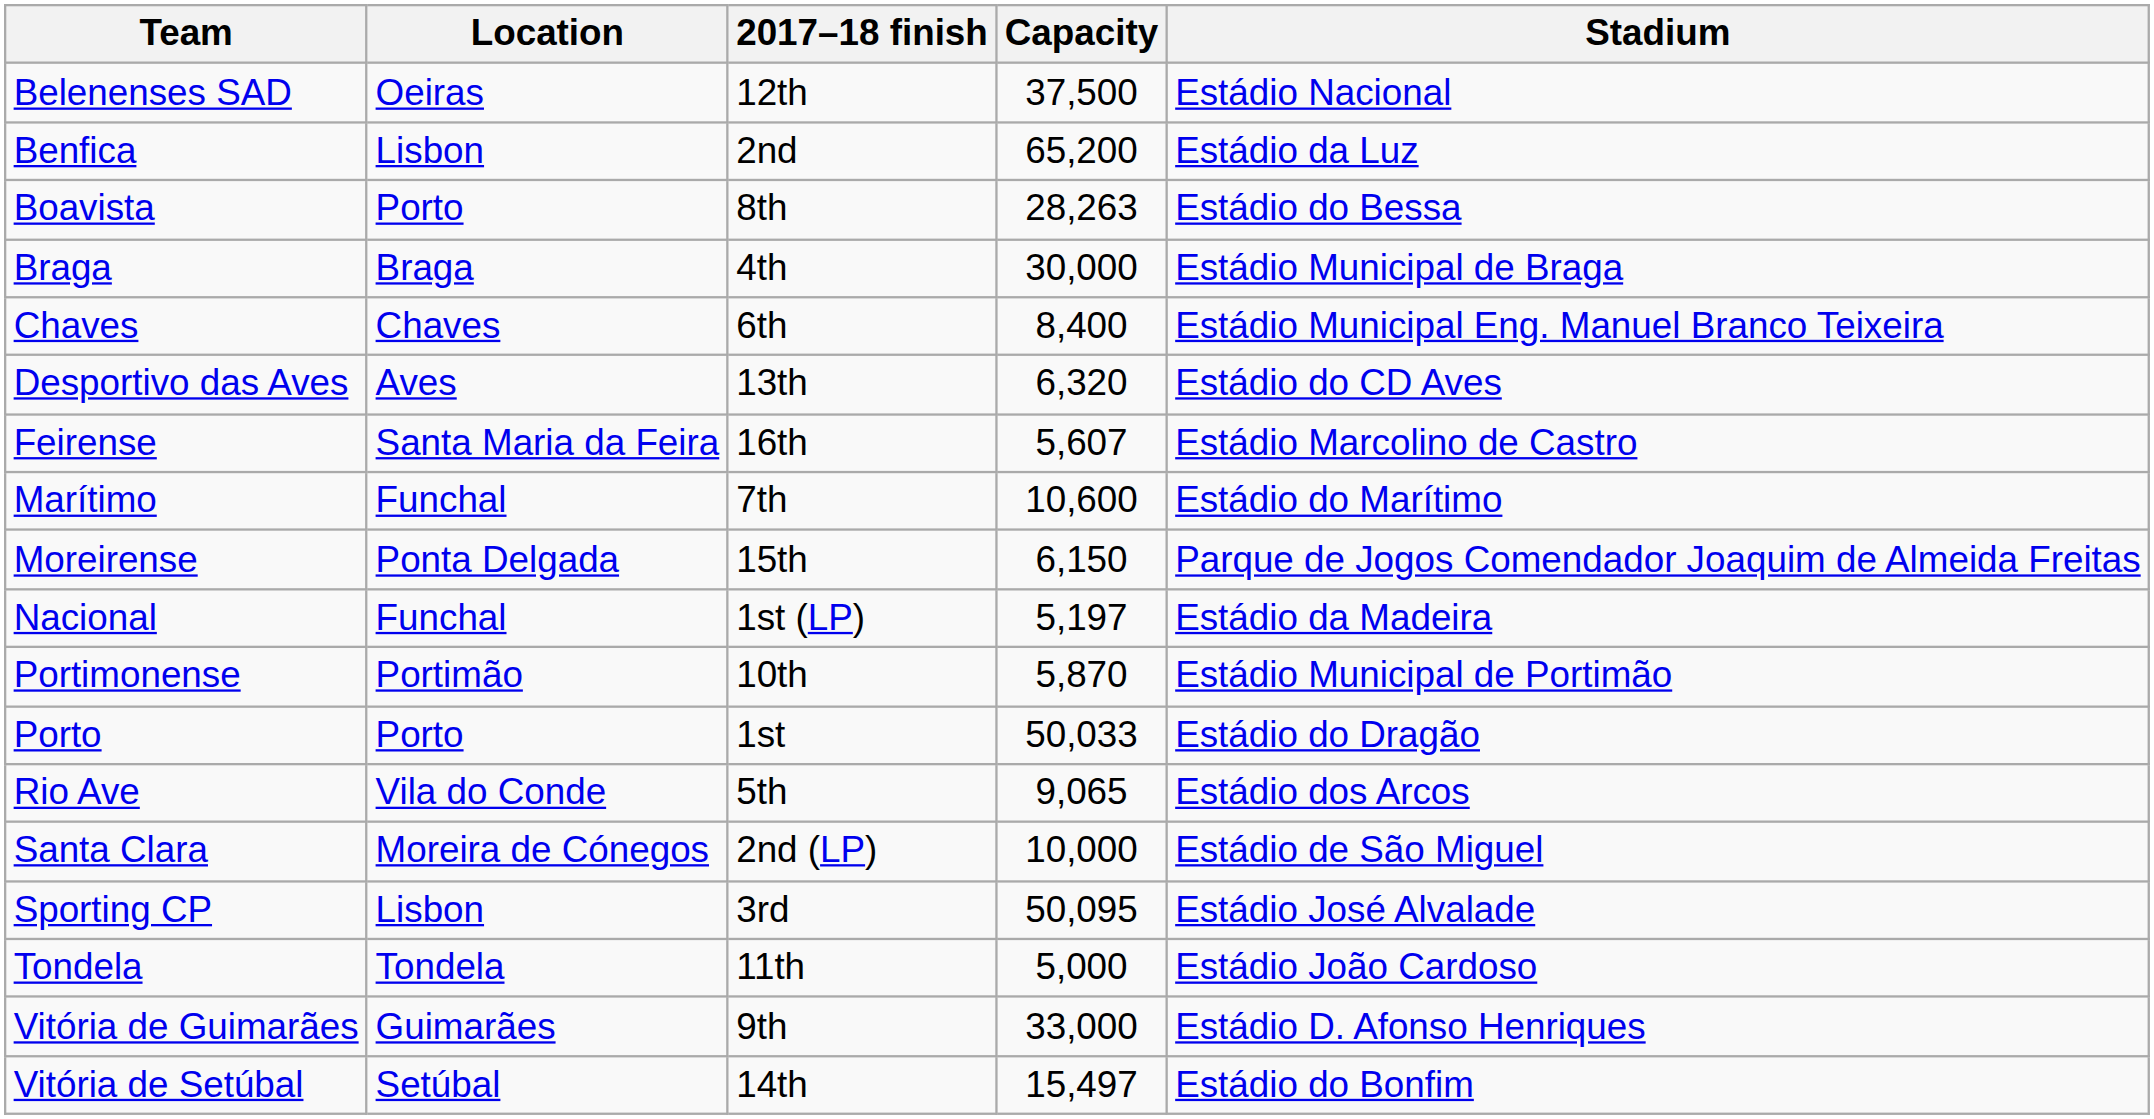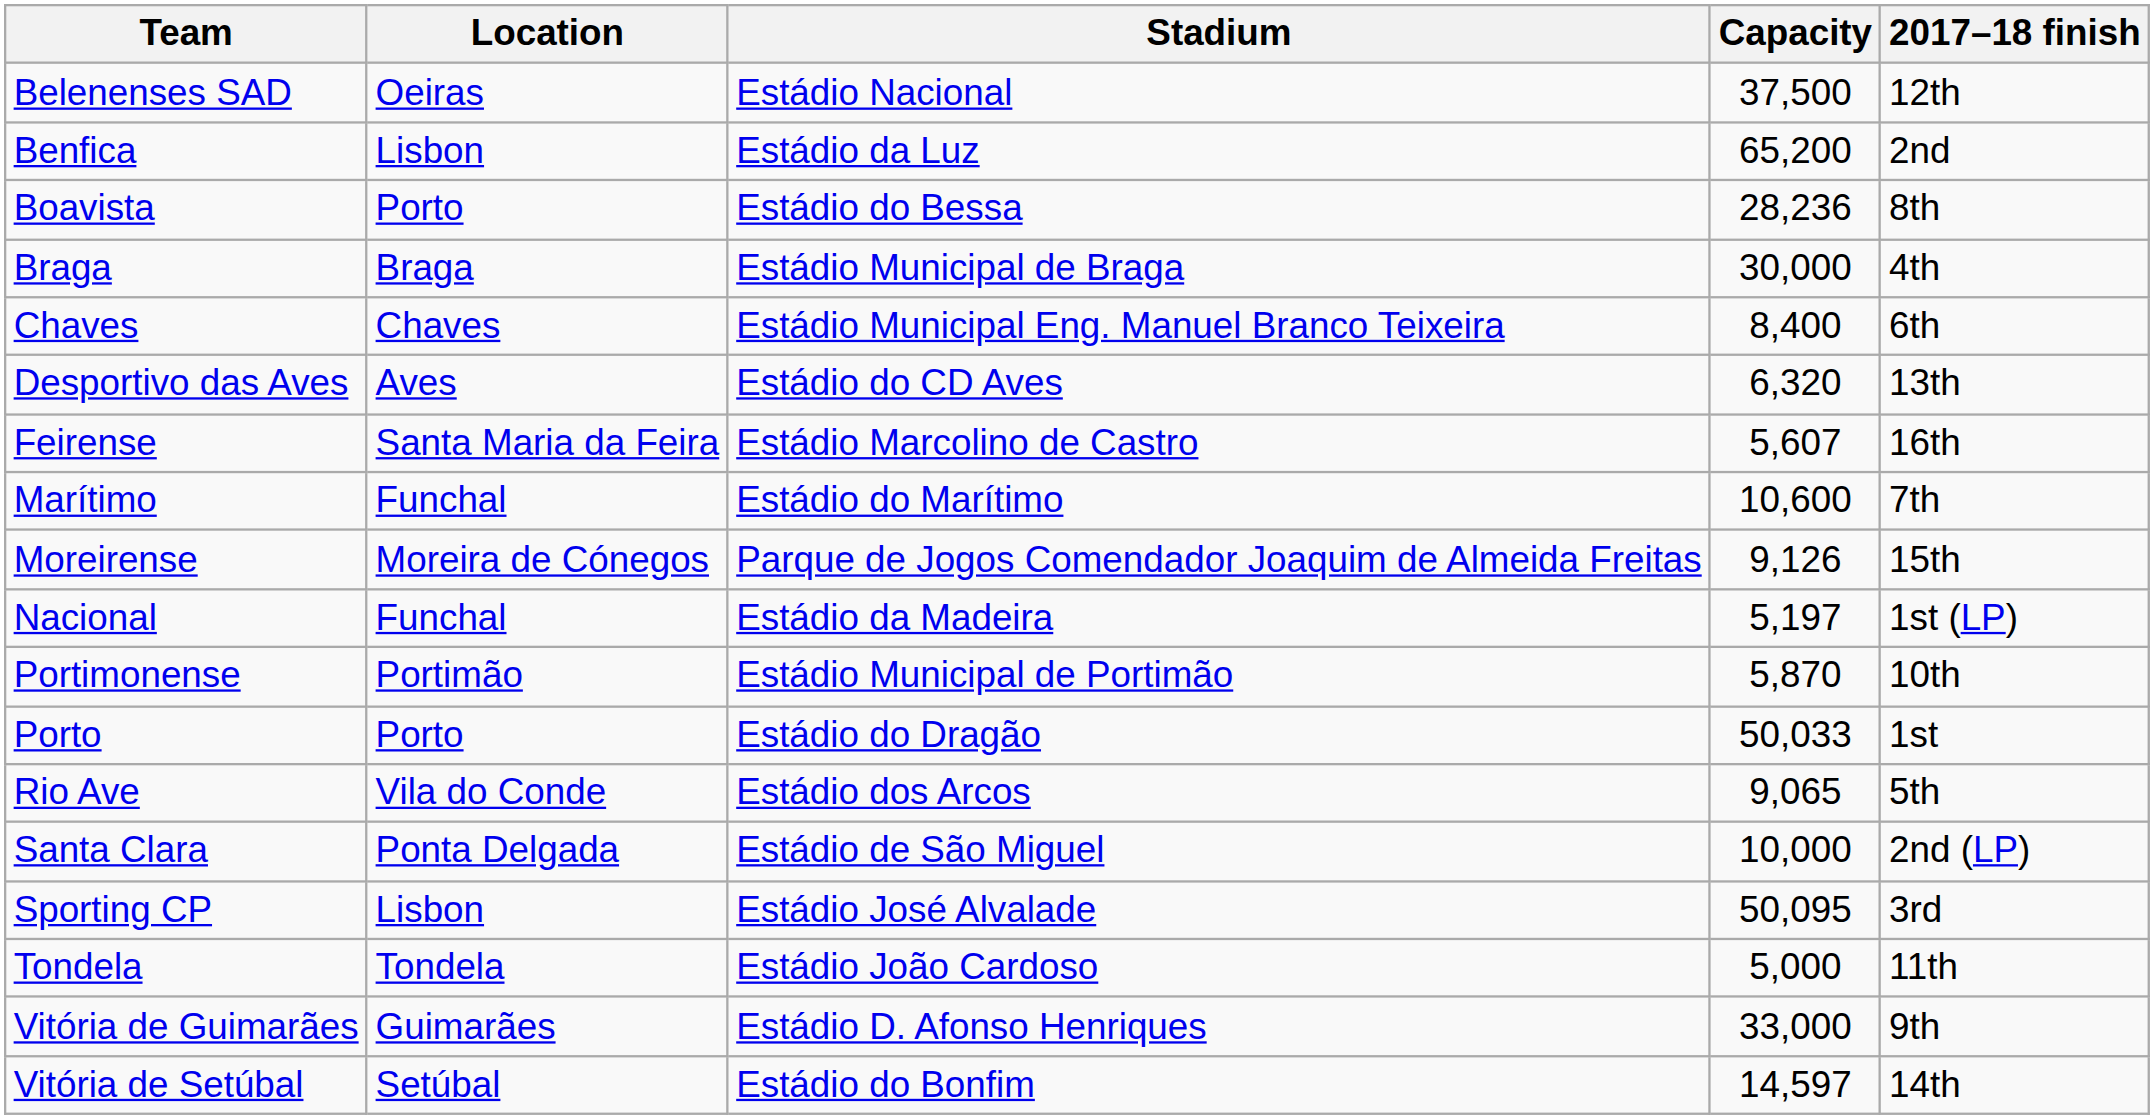columns swapped: (1658, 33) <-> (862, 33)
(1081, 208) 28,263 -> (1795, 208) 28,236
(497, 558) Ponta Delgada -> (542, 558) Moreira de Cónegos
(1081, 558) 6,150 -> (1795, 558) 9,126
(542, 850) Moreira de Cónegos -> (497, 850) Ponta Delgada
(1081, 1084) 15,497 -> (1795, 1084) 14,597
